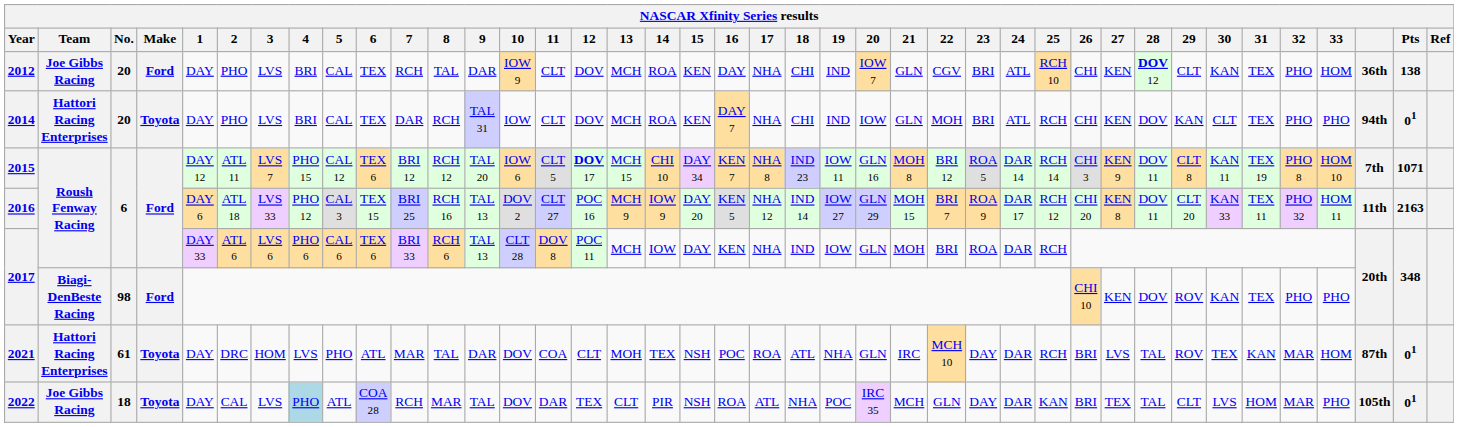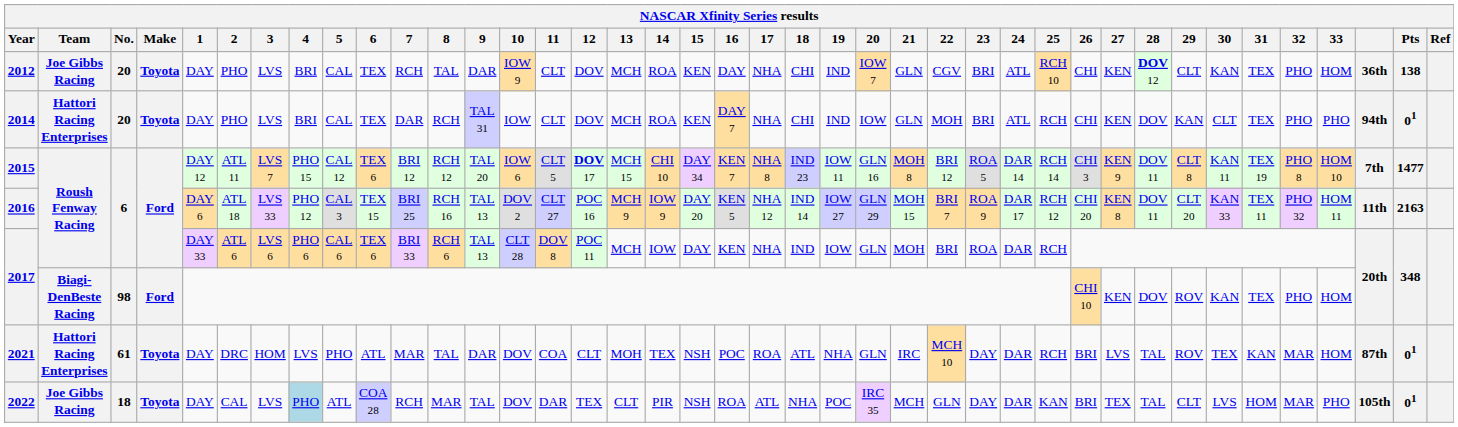(160, 71) Ford -> (160, 71) Toyota
(1410, 168) 1071 -> (1410, 168) 1477
(1336, 296) PHO -> (1336, 296) HOM
